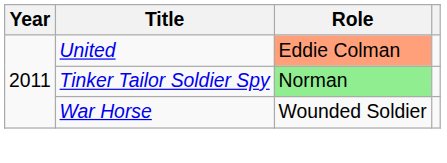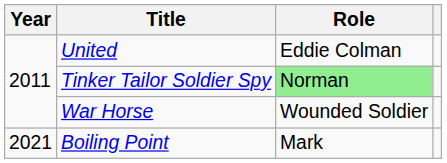(339, 50) lightsalmon background -> (341, 50) no background
+ row: (115, 142)
